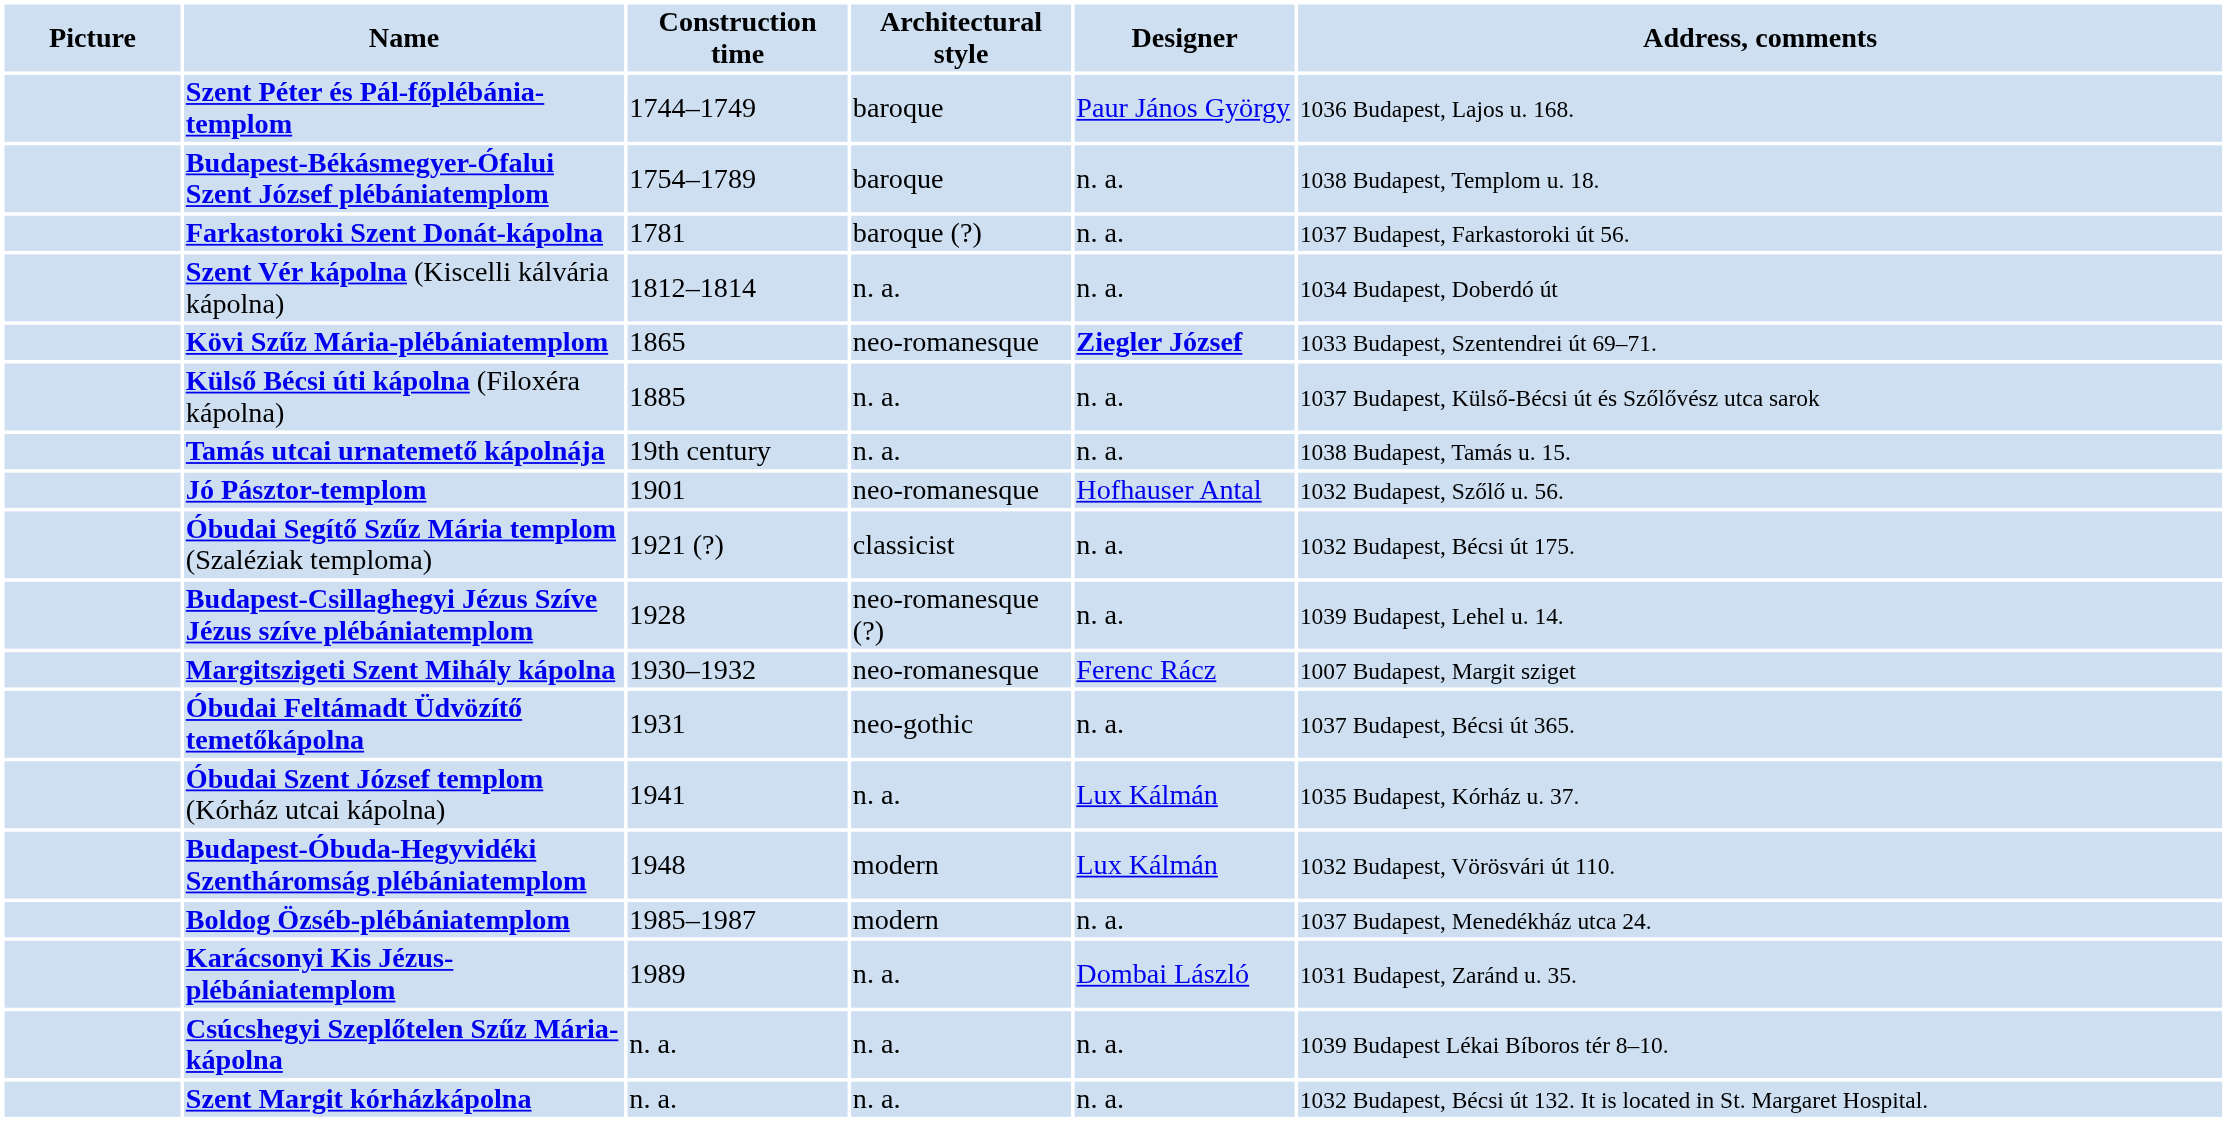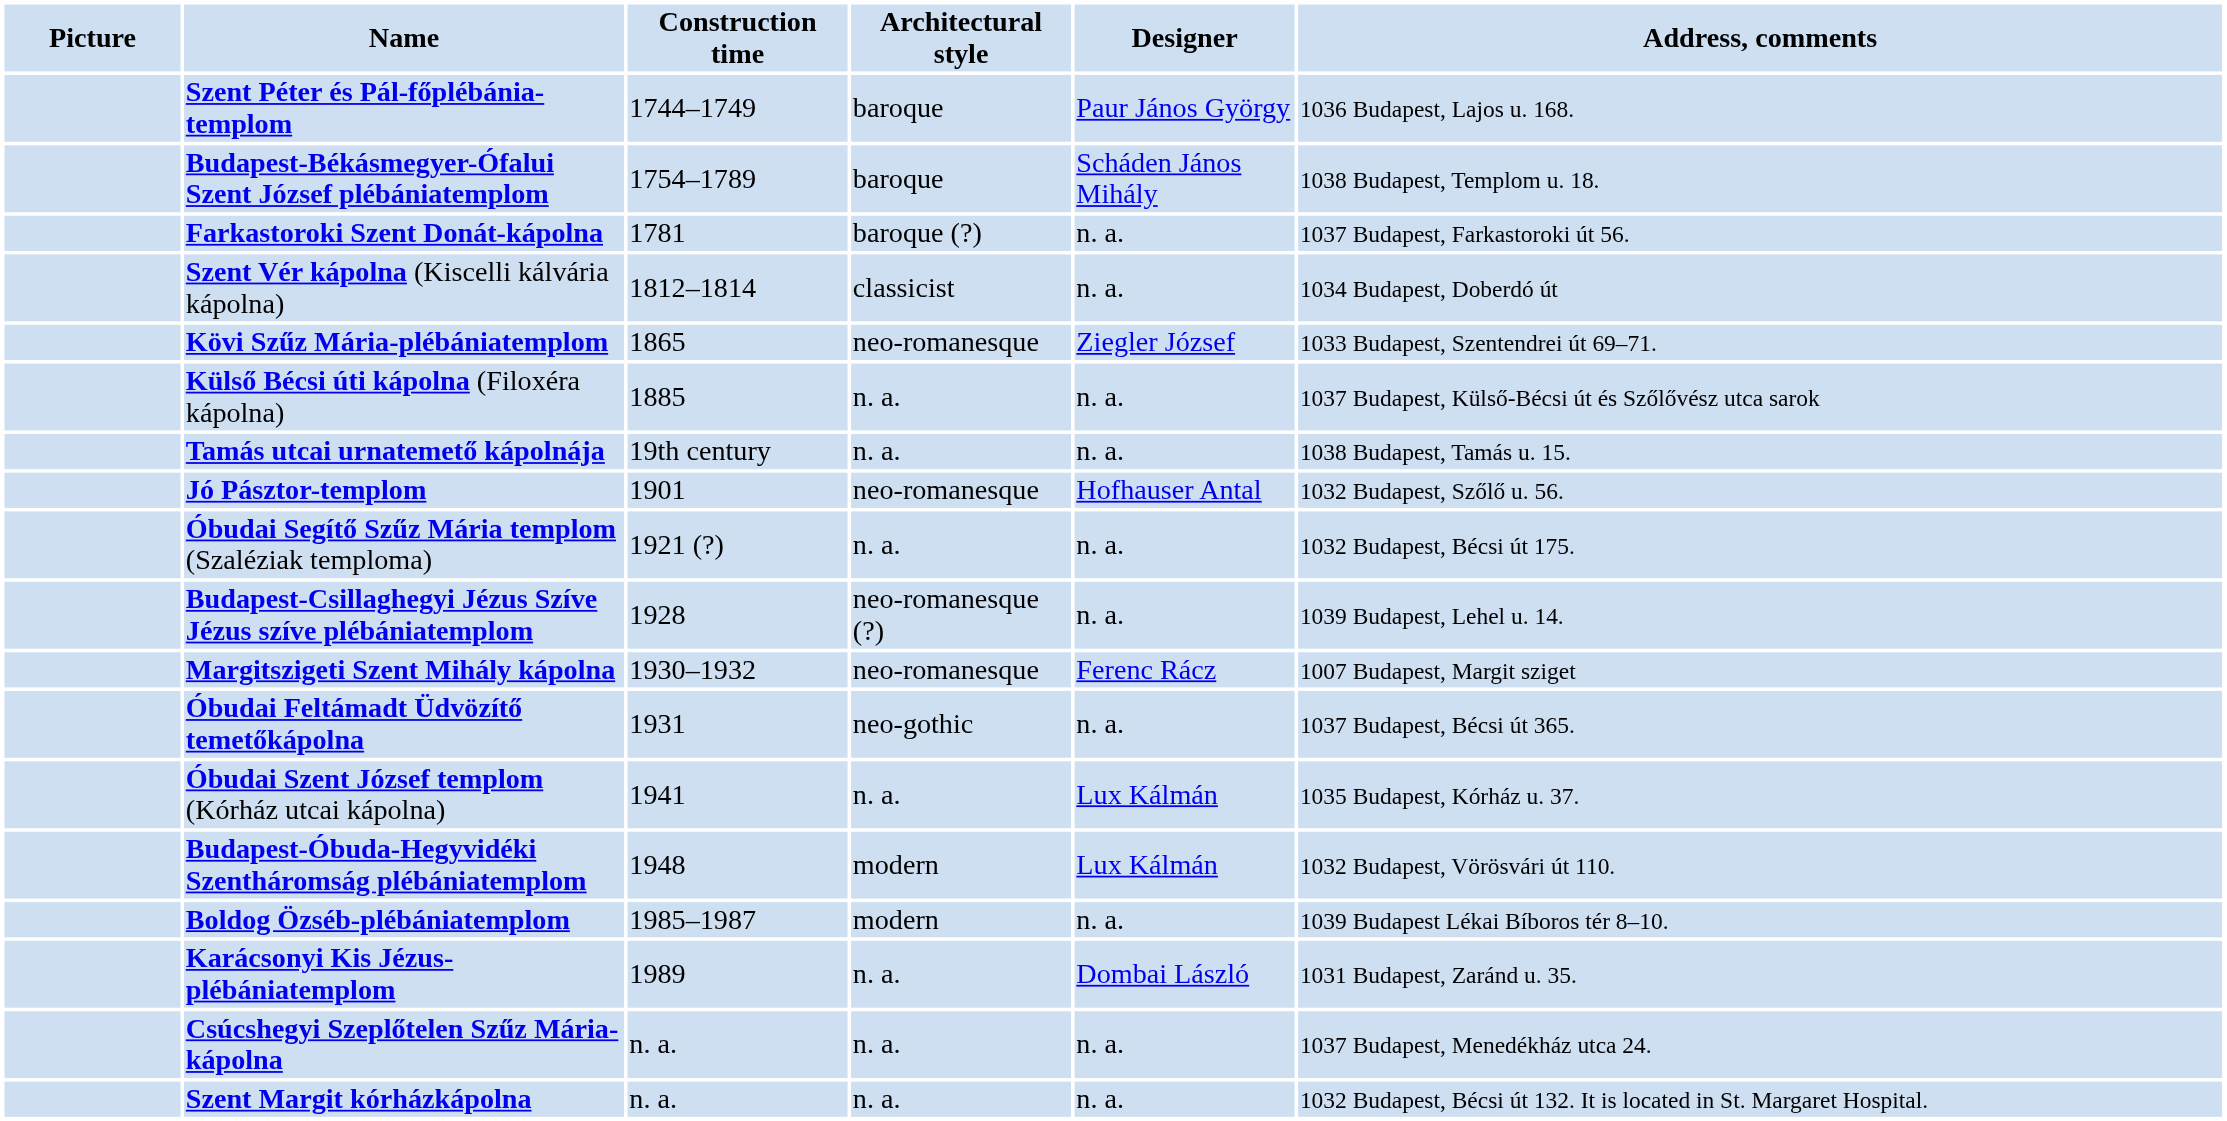(1100, 178) n. a. -> (1159, 178) Scháden János Mihály
(877, 287) n. a. -> (904, 287) classicist
(1159, 342) bold -> (1156, 342) normal
(904, 544) classicist -> (877, 544) n. a.
(1476, 921) 1037 Budapest, Menedékház utca 24. -> (1484, 921) 1039 Budapest Lékai Bíboros tér 8–10.
(1484, 1046) 1039 Budapest Lékai Bíboros tér 8–10. -> (1476, 1046) 1037 Budapest, Menedékház utca 24.
